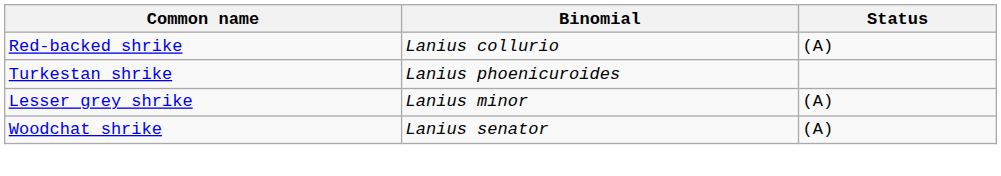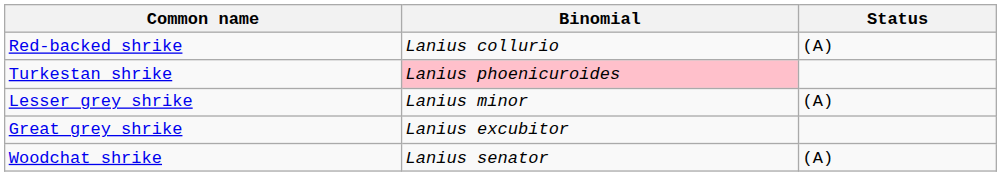(513, 74) no background -> (513, 74) pink background
+ row: (96, 130)
